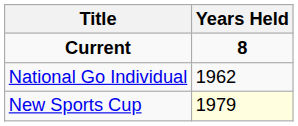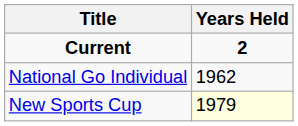(242, 47) 8 -> (242, 47) 2
